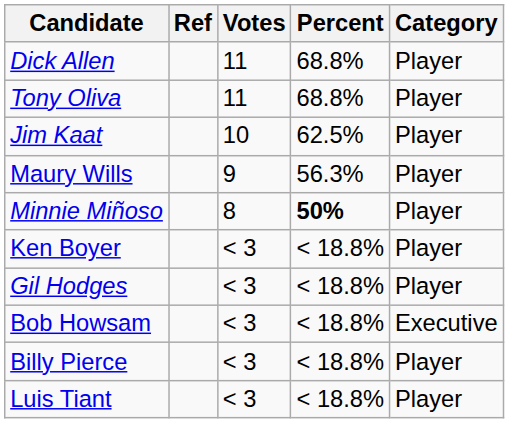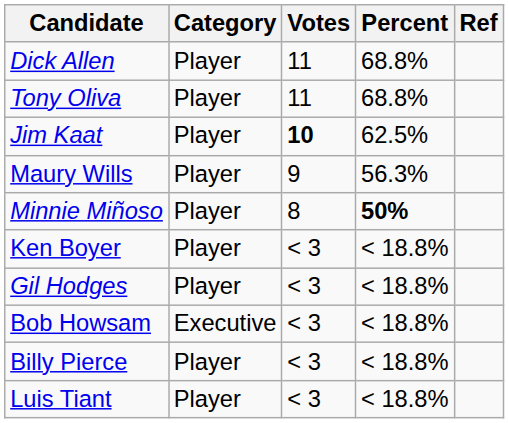columns swapped: (446, 23) <-> (193, 23)
(236, 135) normal -> (301, 135) bold
